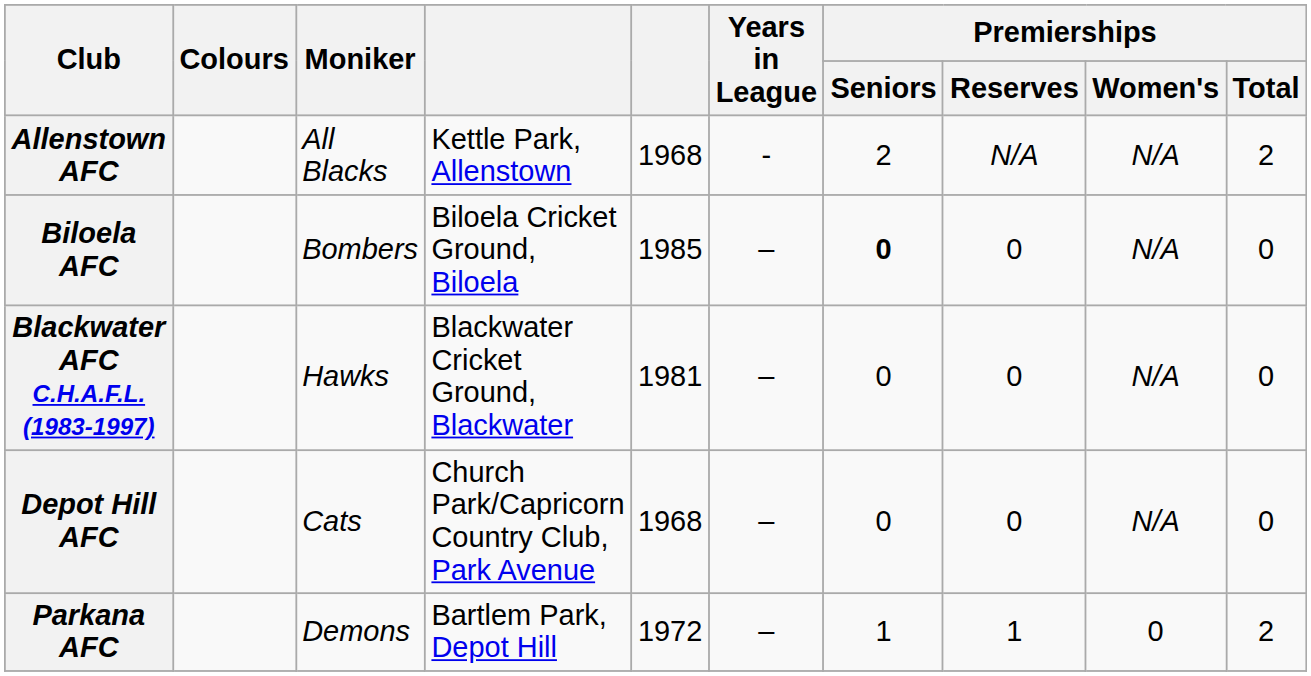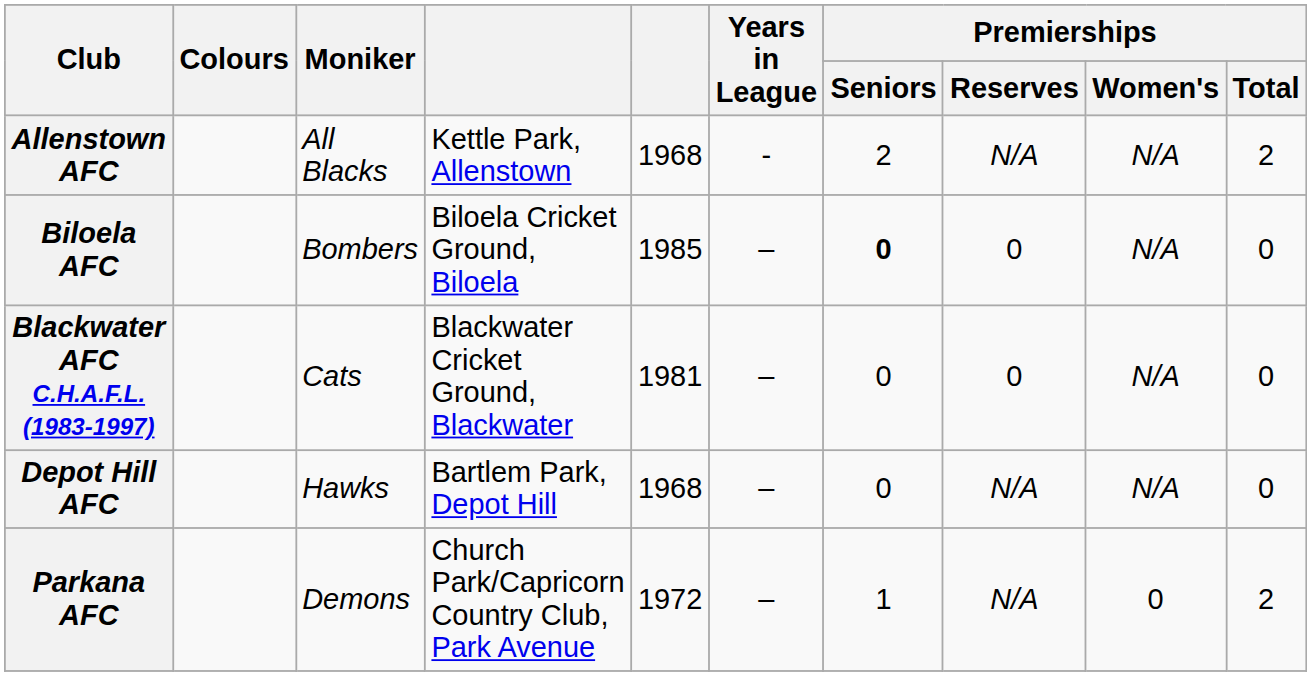(346, 377) Hawks -> (332, 377) Cats
(332, 520) Cats -> (346, 488) Hawks
(528, 520) Church Park/Capricorn Country Club, Park Avenue -> (519, 488) Bartlem Park, Depot Hill
(1014, 520) 0 -> (1014, 488) N/A
(519, 631) Bartlem Park, Depot Hill -> (528, 599) Church Park/Capricorn Country Club, Park Avenue
(1014, 631) 1 -> (1014, 599) N/A
